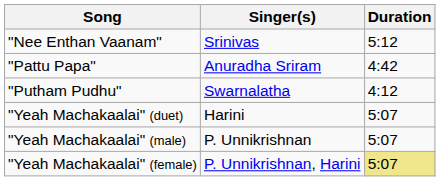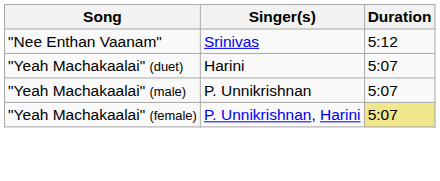- row: (52, 66)
- row: (65, 91)
